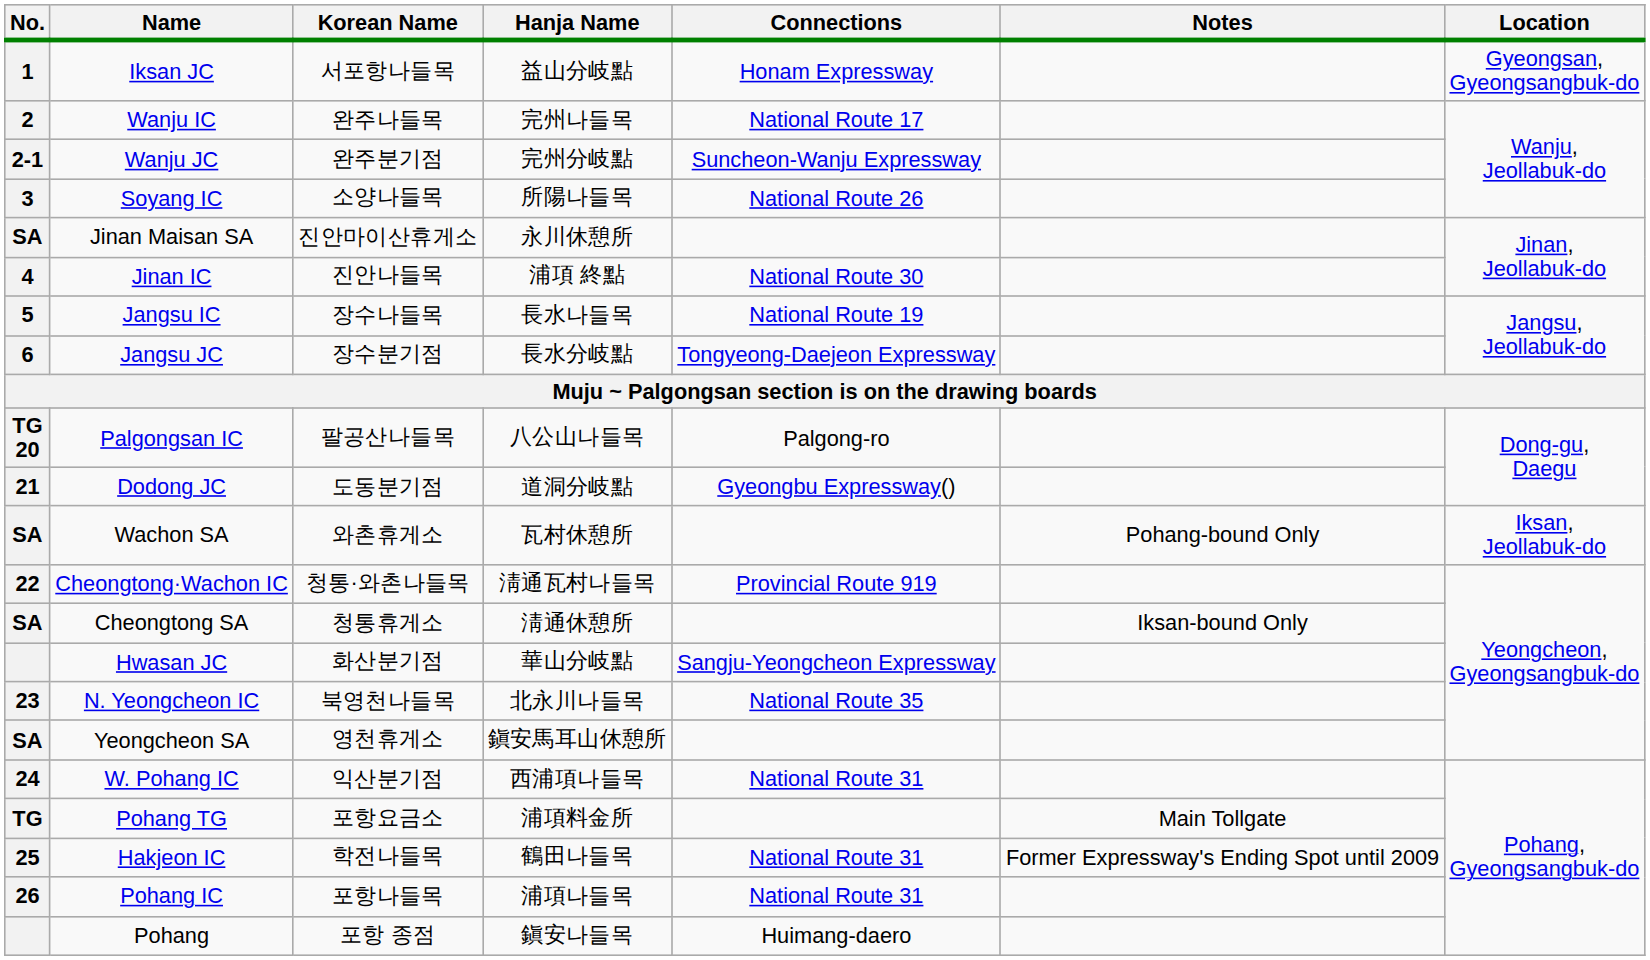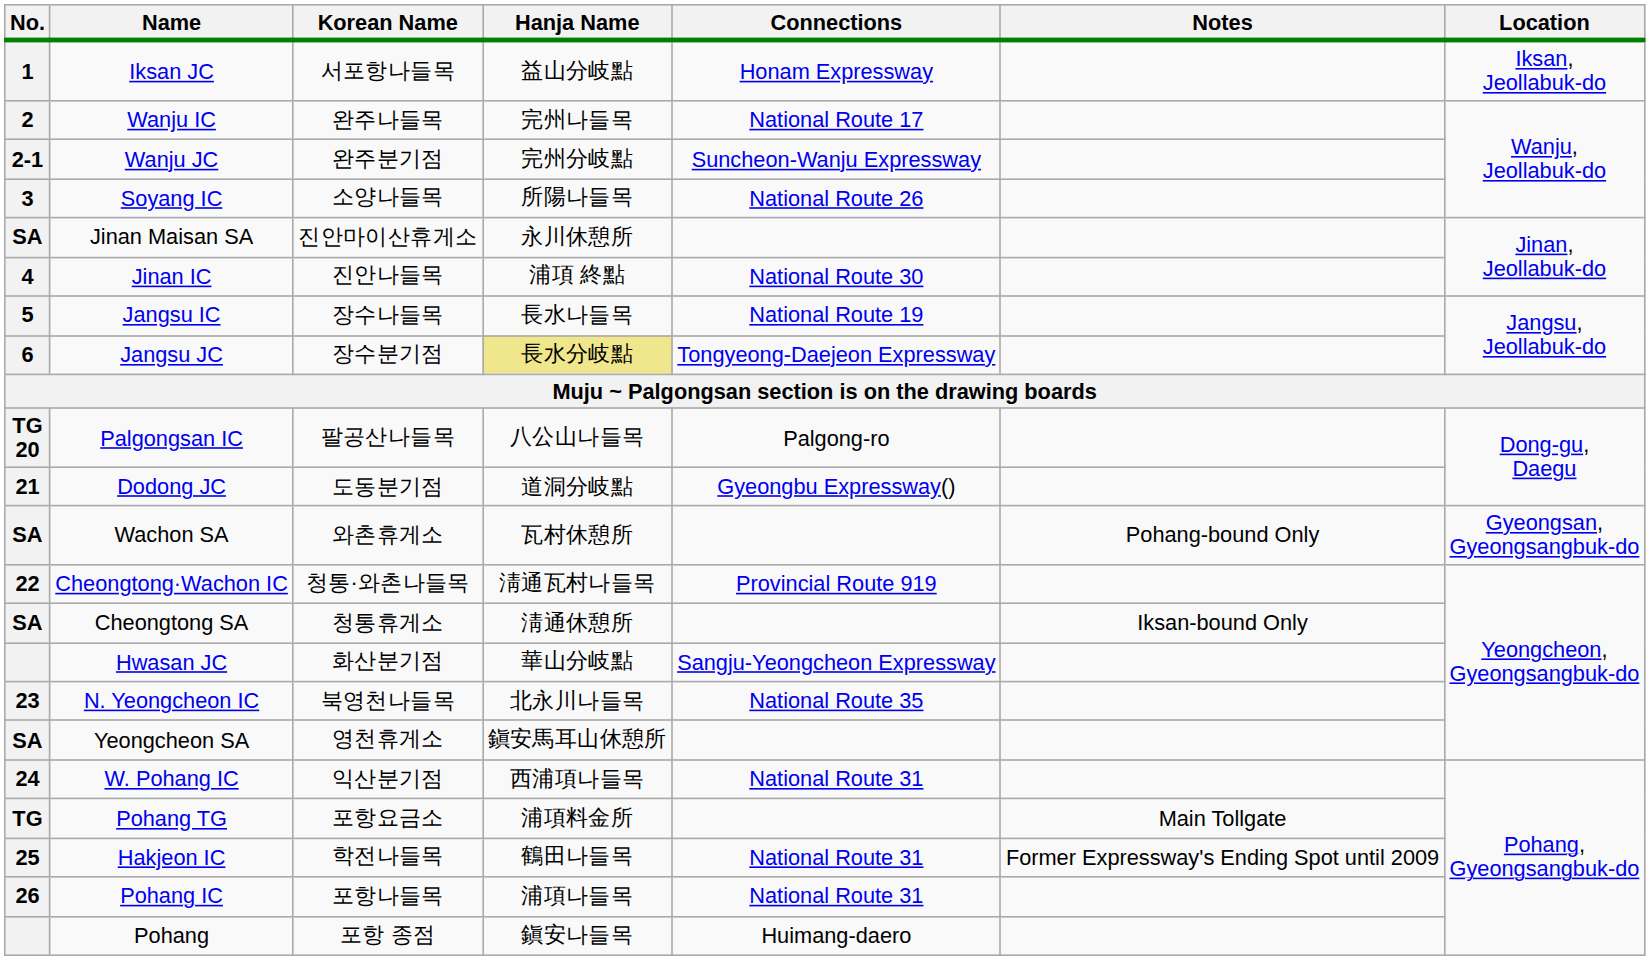(1544, 71) Gyeongsan, Gyeongsangbuk-do -> (1544, 71) Iksan, Jeollabuk-do
(577, 354) no background -> (577, 354) khaki background
(1544, 535) Iksan, Jeollabuk-do -> (1544, 535) Gyeongsan, Gyeongsangbuk-do
